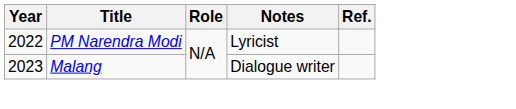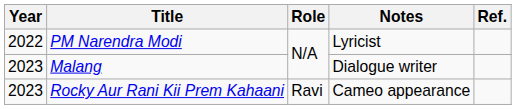+ row: (167, 91)
